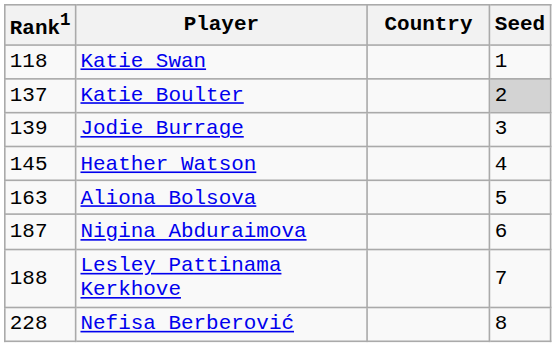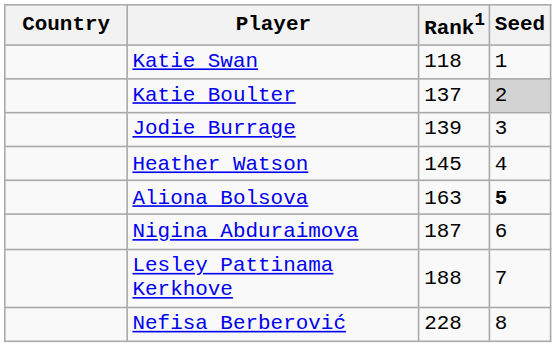columns swapped: (429, 25) <-> (40, 25)
(501, 198) normal -> (501, 198) bold
